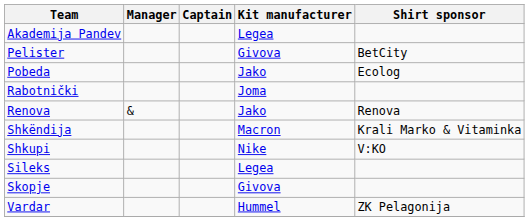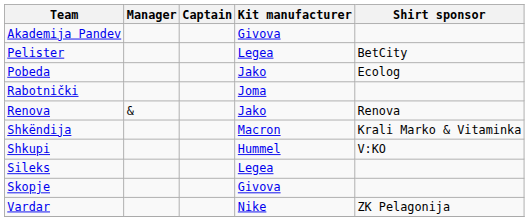(256, 33) Legea -> (259, 33) Givova
(259, 53) Givova -> (256, 53) Legea
(252, 149) Nike -> (259, 149) Hummel
(259, 207) Hummel -> (252, 207) Nike
